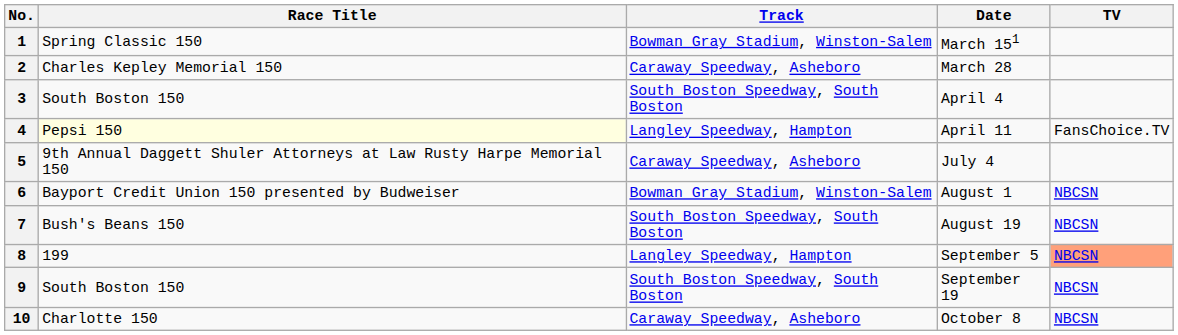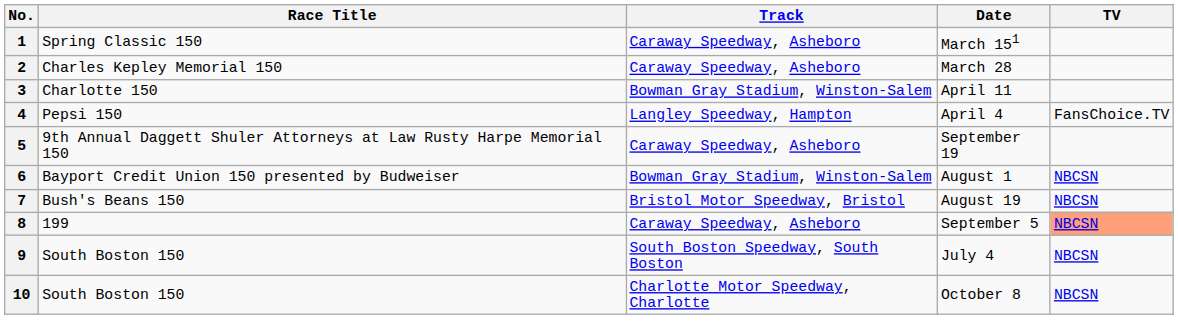(781, 42) Bowman Gray Stadium, Winston-Salem -> (745, 42) Caraway Speedway, Asheboro
(113, 99) South Boston 150 -> (100, 91) Charlotte 150
(754, 99) South Boston Speedway, South Boston -> (781, 91) Bowman Gray Stadium, Winston-Salem
(972, 99) April 4 -> (976, 91) April 11
(82, 131) lightyellow background -> (82, 115) no background
(976, 131) April 11 -> (972, 115) April 4
(968, 162) July 4 -> (981, 146) September 19
(754, 225) South Boston Speedway, South Boston -> (767, 201) Bristol Motor Speedway, Bristol
(741, 256) Langley Speedway, Hampton -> (745, 224) Caraway Speedway, Asheboro
(981, 287) September 19 -> (968, 255) July 4
(100, 319) Charlotte 150 -> (113, 295) South Boston 150
(745, 319) Caraway Speedway, Asheboro -> (741, 295) Charlotte Motor Speedway, Charlotte
